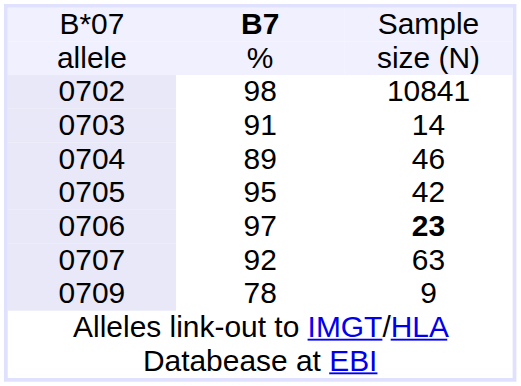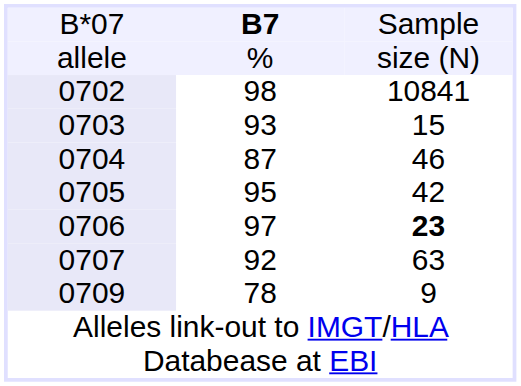(260, 125) 91 -> (260, 125) 93
(428, 125) 14 -> (428, 125) 15
(260, 158) 89 -> (260, 158) 87
